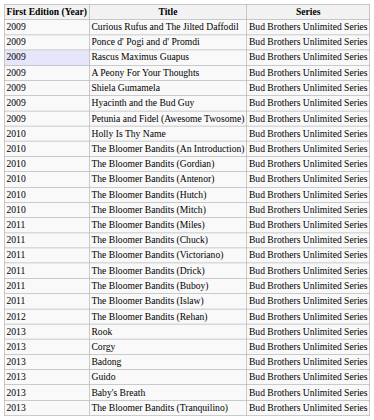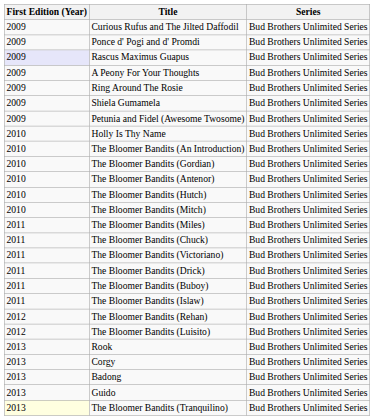+ row: (137, 88)
- row: (143, 103)
+ row: (151, 331)
- row: (118, 392)
(16, 407) no background -> (16, 407) lightyellow background
